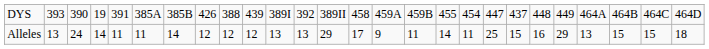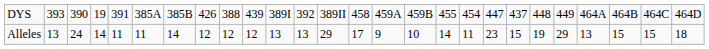(413, 34) 11 -> (413, 34) 10
(492, 34) 25 -> (492, 34) 23
(539, 34) 16 -> (539, 34) 19
